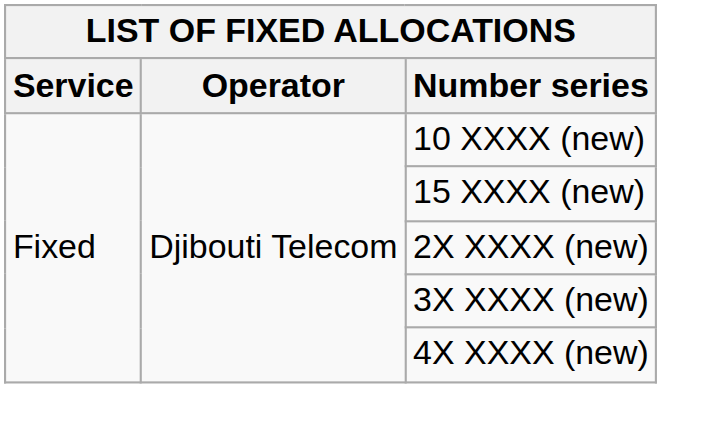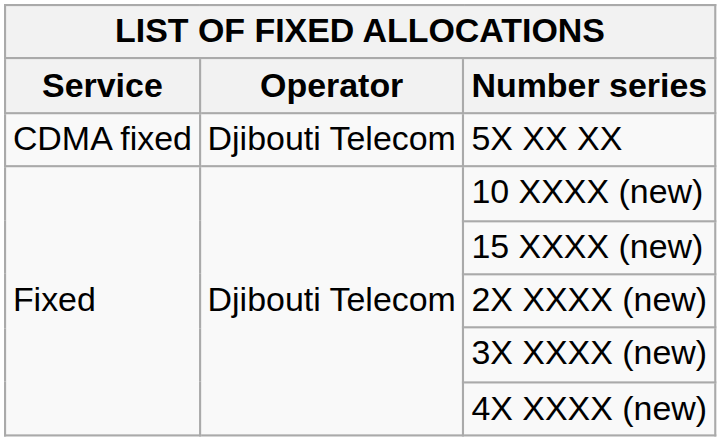+ row: (547, 138)
